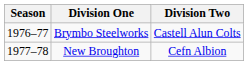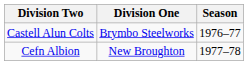columns swapped: (28, 13) <-> (197, 13)
